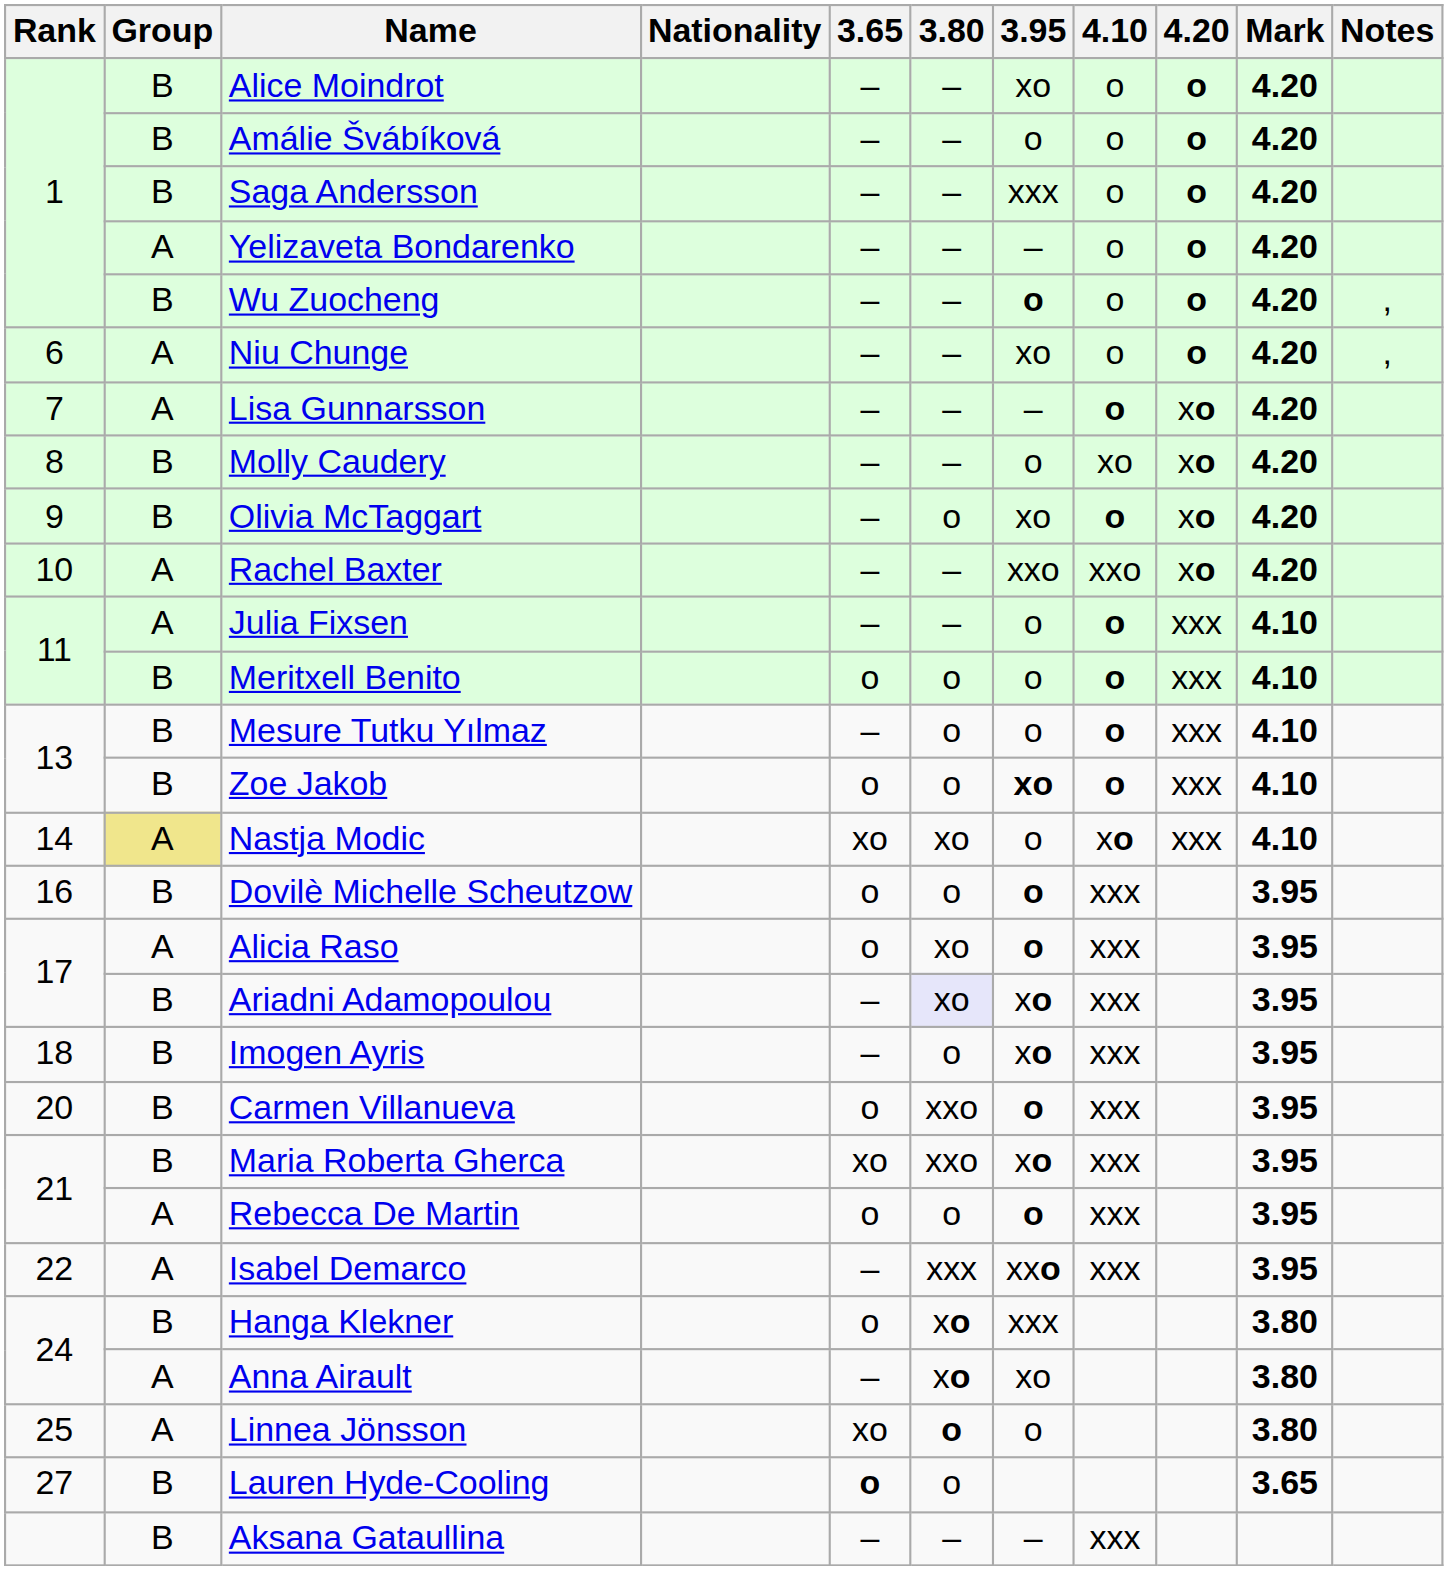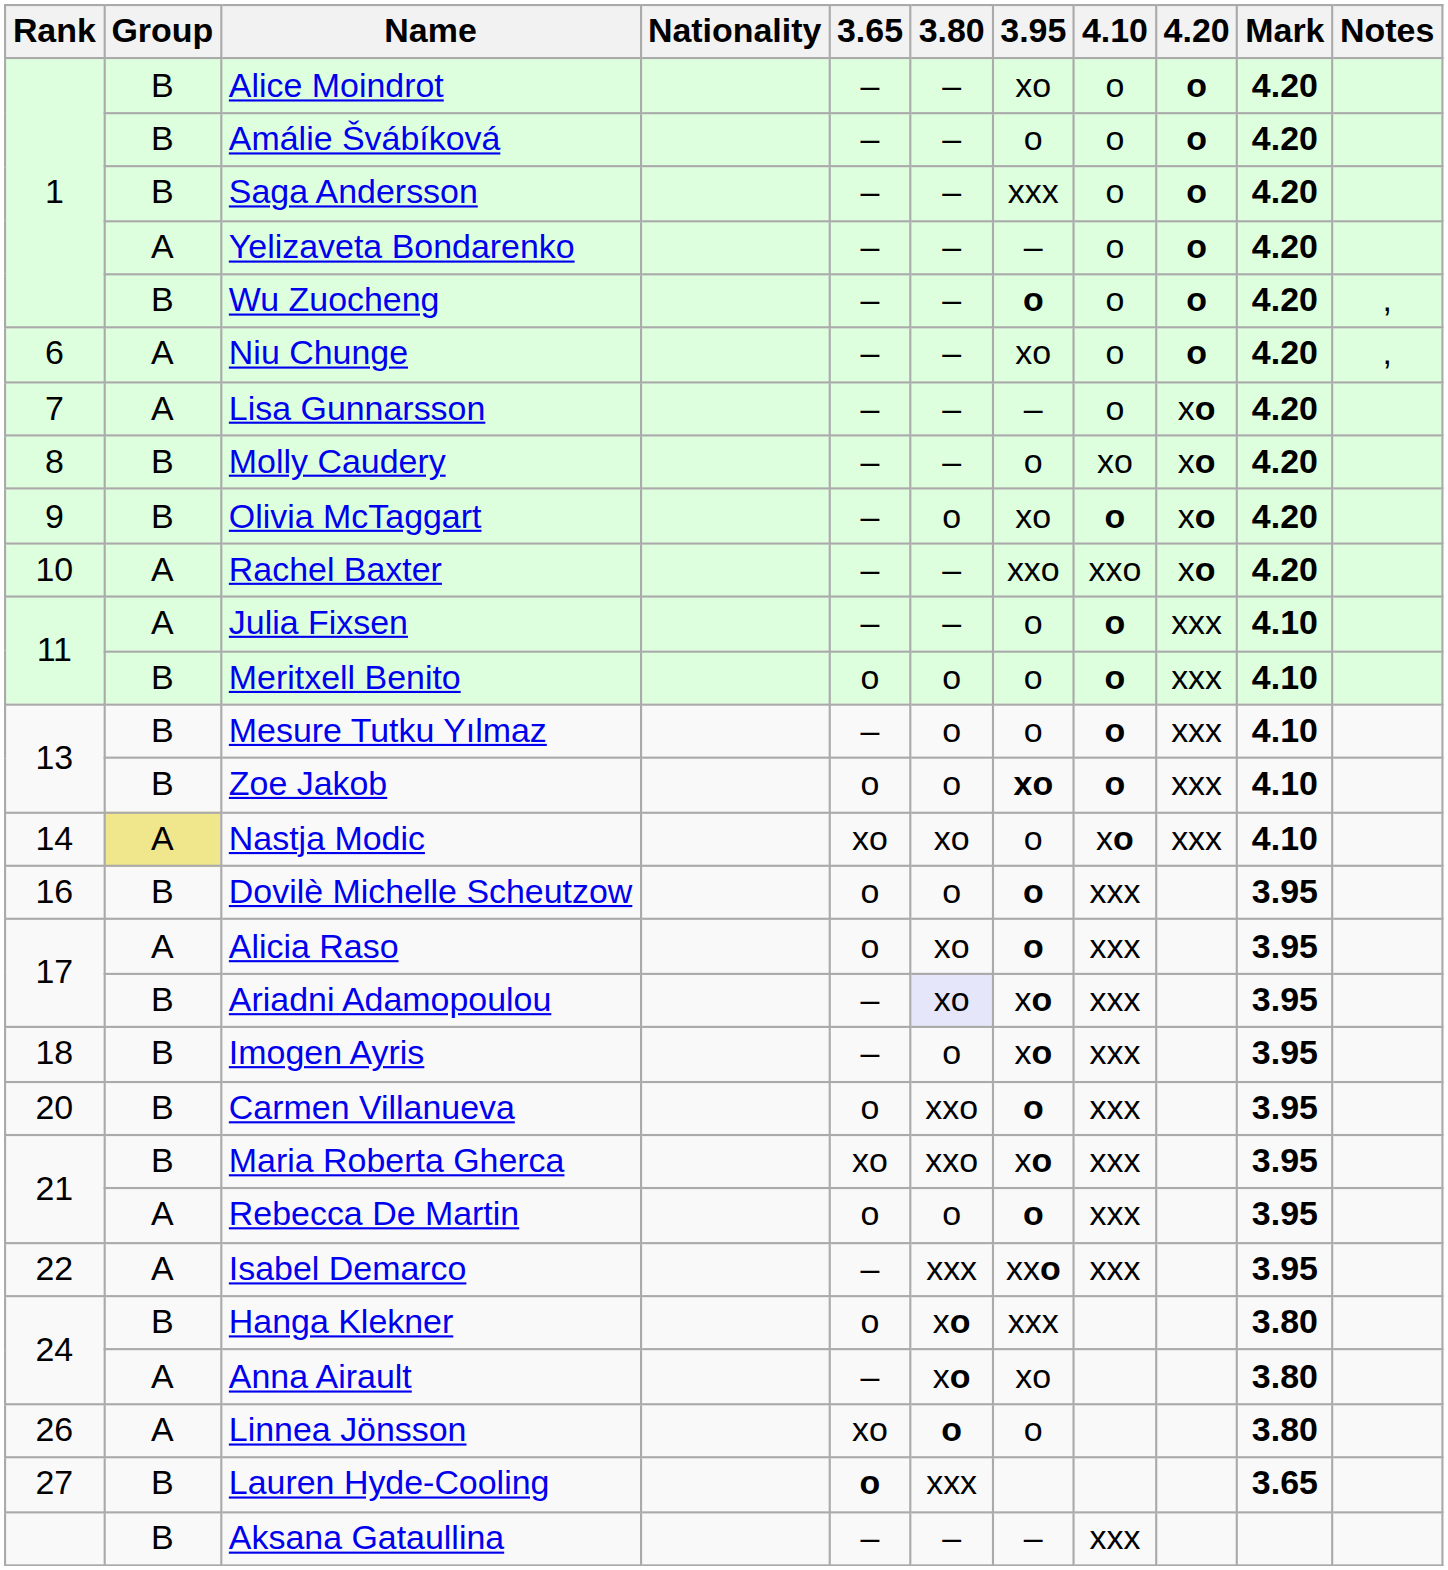(1115, 407) bold -> (1115, 407) normal
(54, 1430) 25 -> (54, 1430) 26
(952, 1483) o -> (952, 1483) xxx
